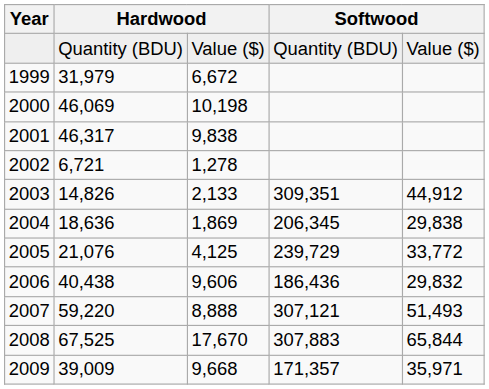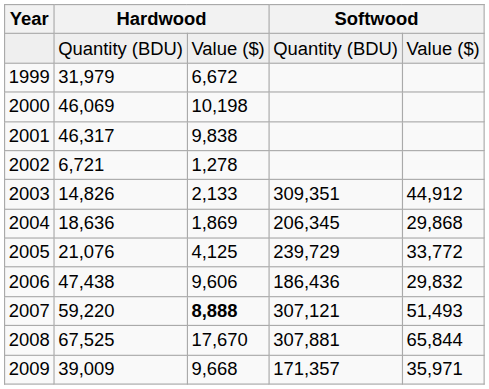(435, 223) 29,838 -> (435, 223) 29,868
(86, 281) 40,438 -> (86, 281) 47,438
(214, 310) normal -> (214, 310) bold
(306, 340) 307,883 -> (306, 340) 307,881
